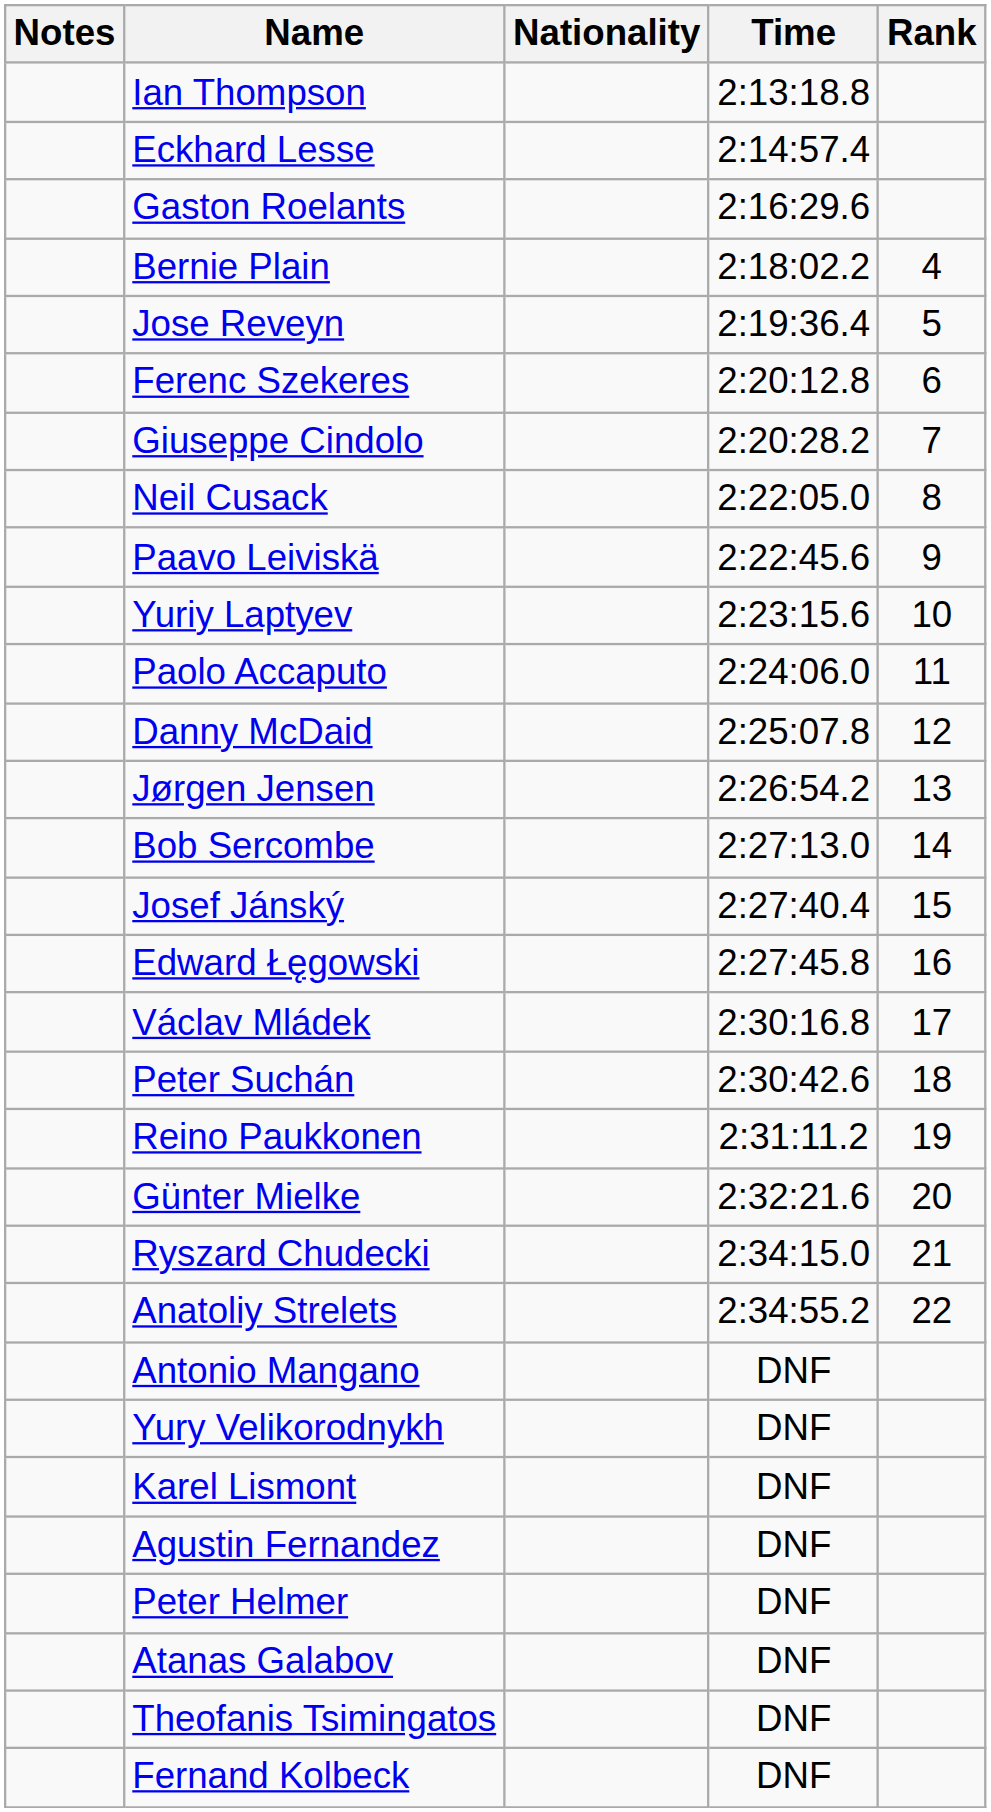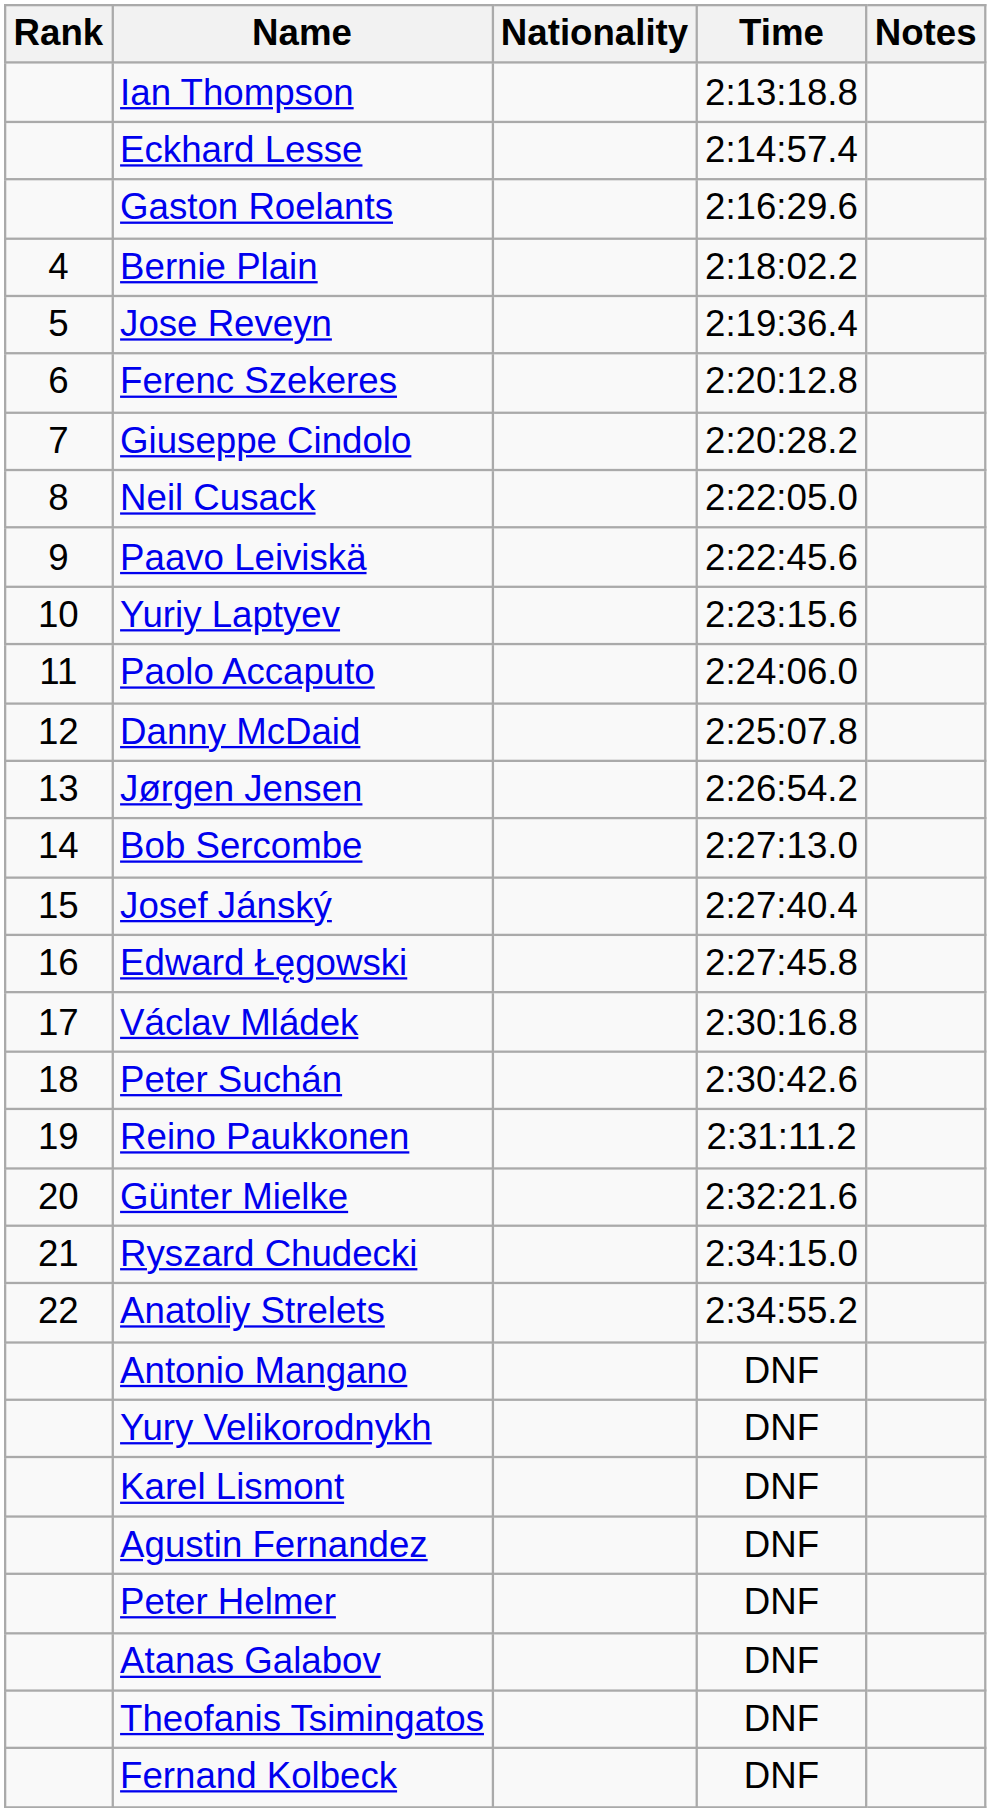columns swapped: (932, 33) <-> (64, 33)
